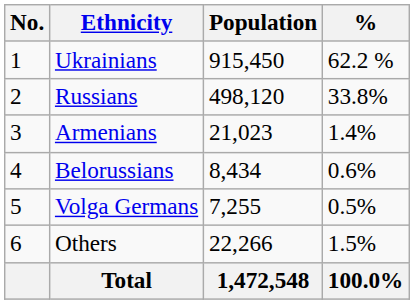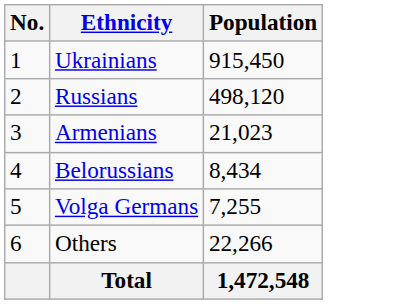- column: (366, 22)
